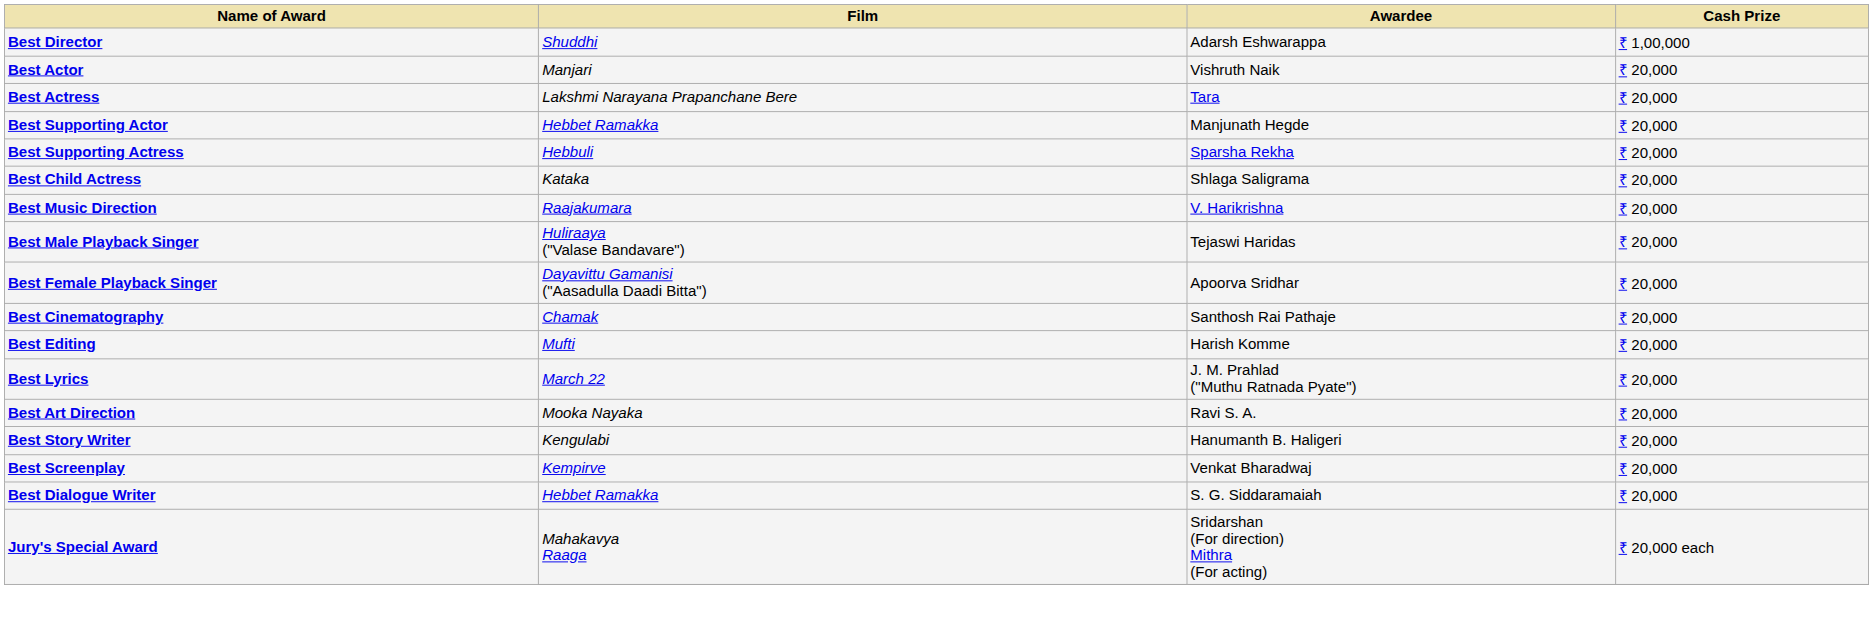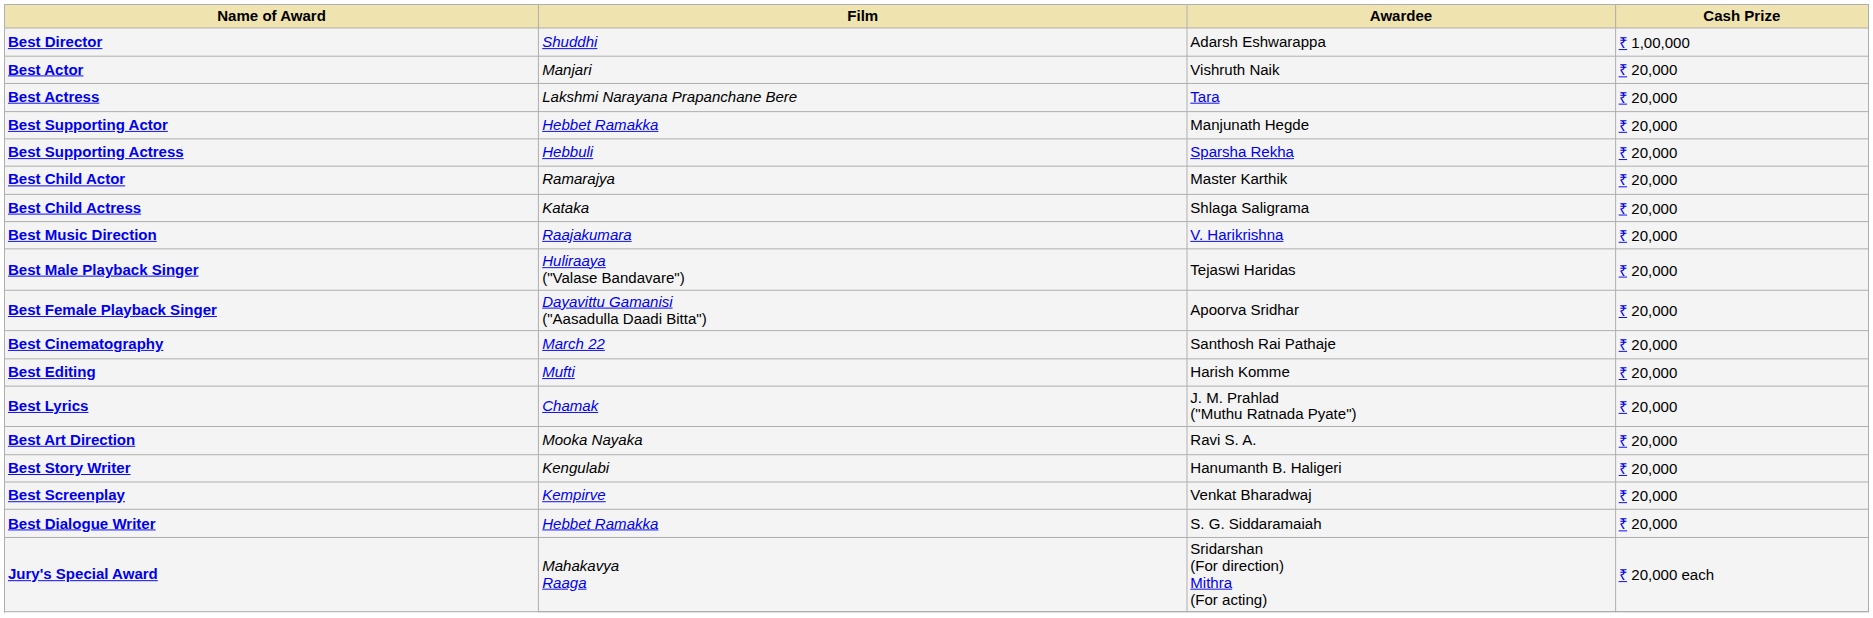+ row: (67, 180)
(570, 316) Chamak -> (574, 344) March 22
(574, 378) March 22 -> (570, 406) Chamak
